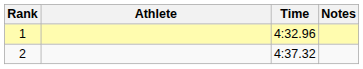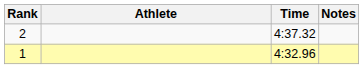rows swapped: (23, 34) <-> (23, 53)
